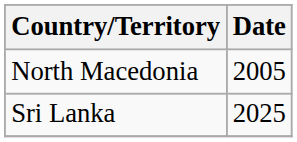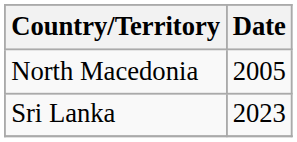(259, 114) 2025 -> (259, 114) 2023
